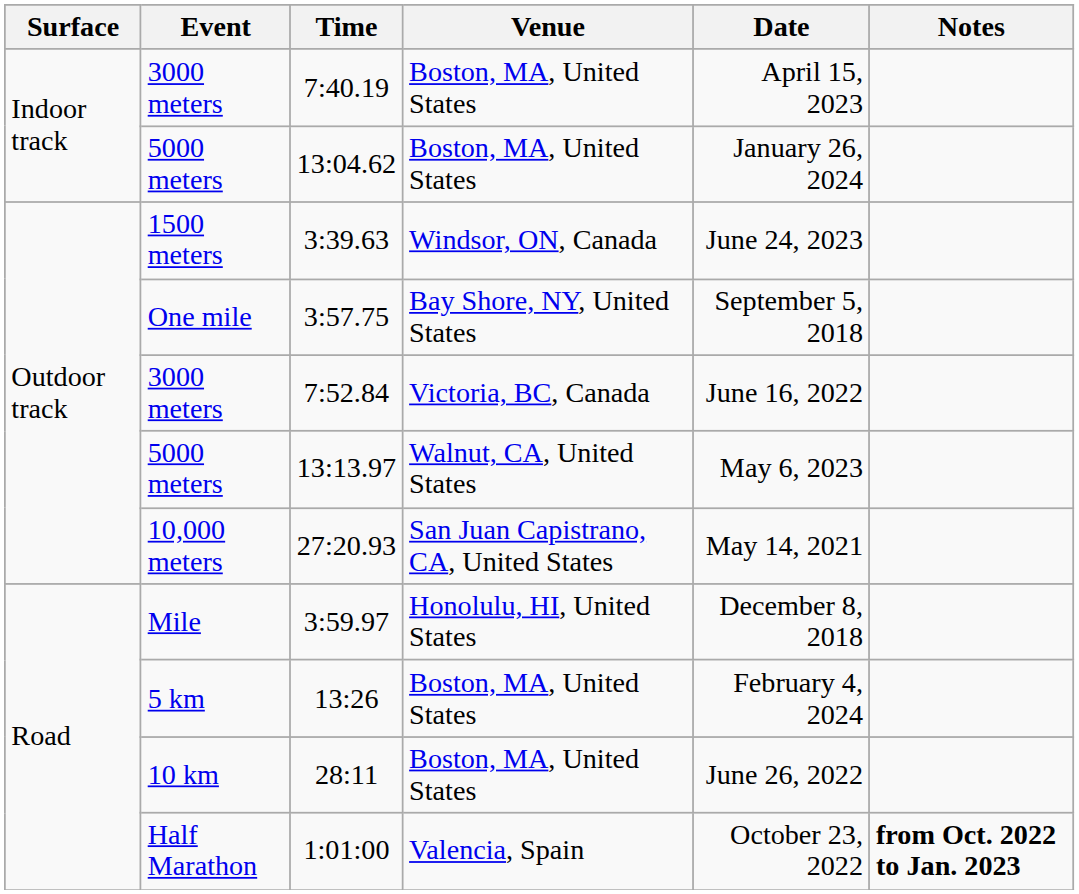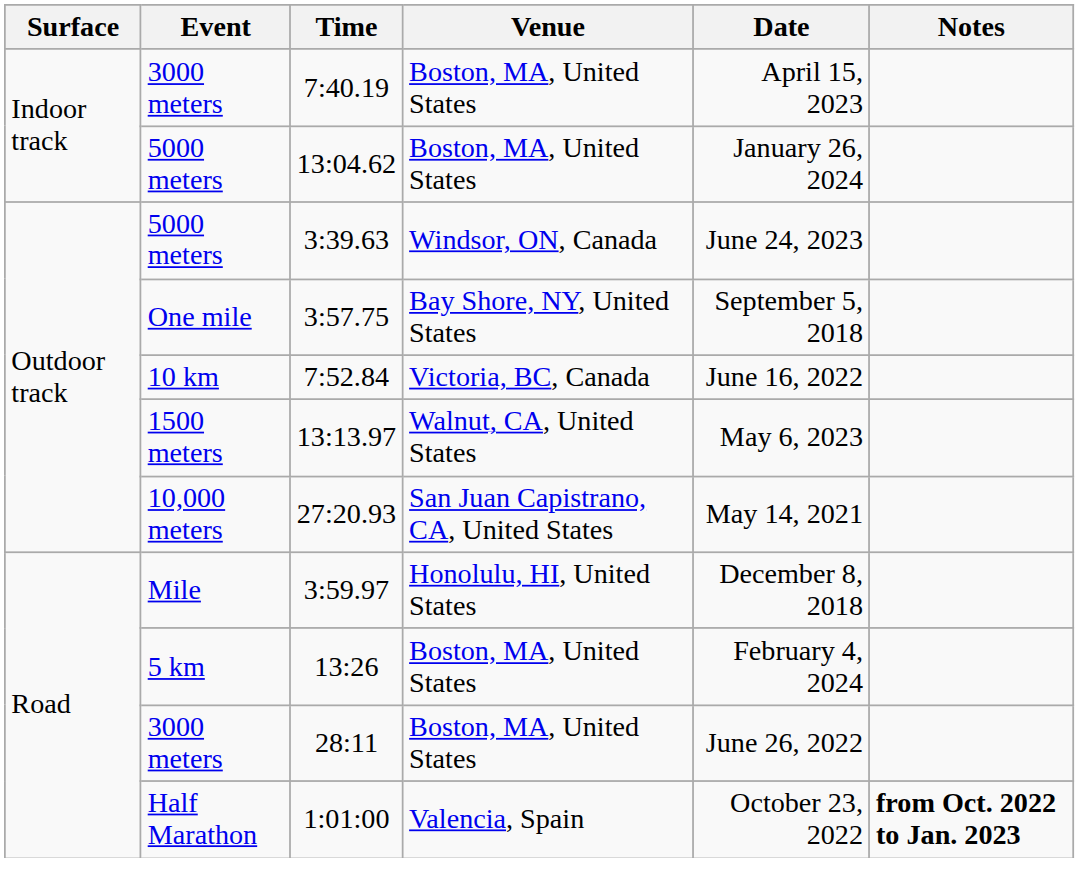(185, 240) 1500 meters -> (185, 240) 5000 meters
(185, 392) 3000 meters -> (183, 376) 10 km
(185, 469) 5000 meters -> (185, 437) 1500 meters
(183, 774) 10 km -> (185, 742) 3000 meters
